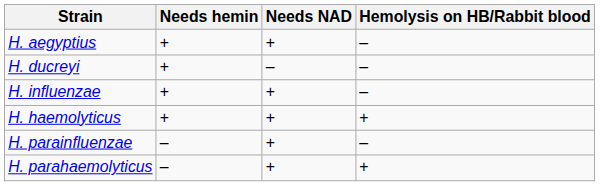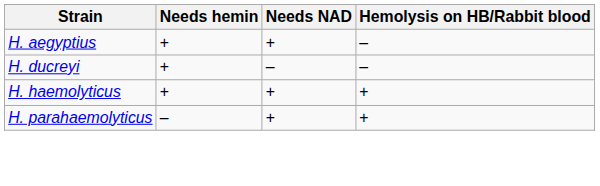- row: (54, 92)
- row: (70, 142)
